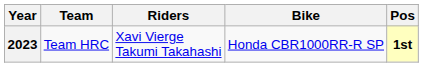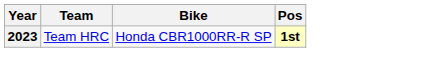- column: (168, 15)
